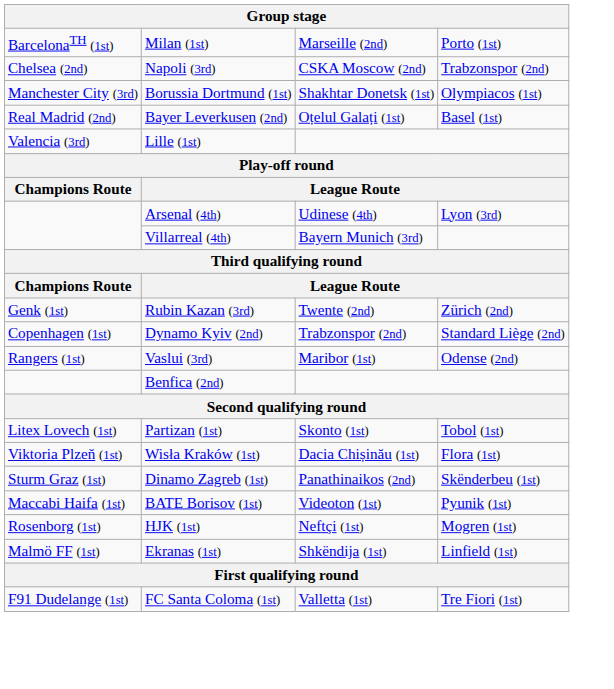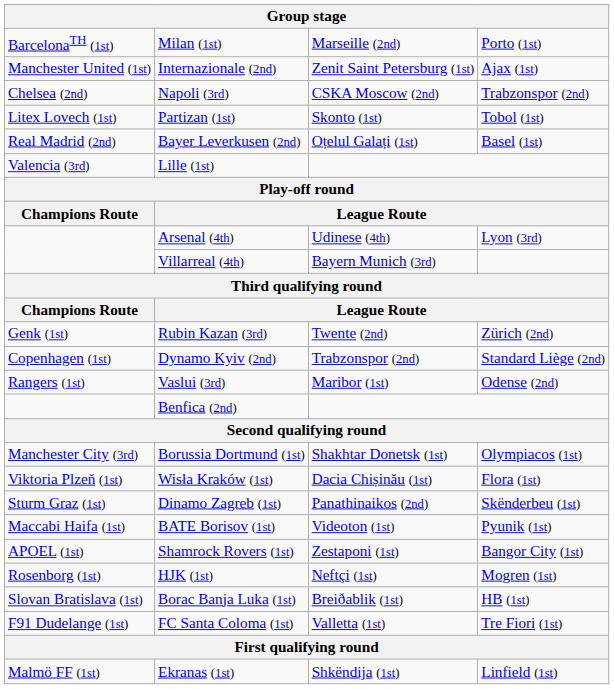+ row: (217, 68)
rows swapped: (218, 92) <-> (183, 430)
+ row: (226, 551)
+ row: (227, 599)
rows swapped: (183, 551) <-> (213, 599)
